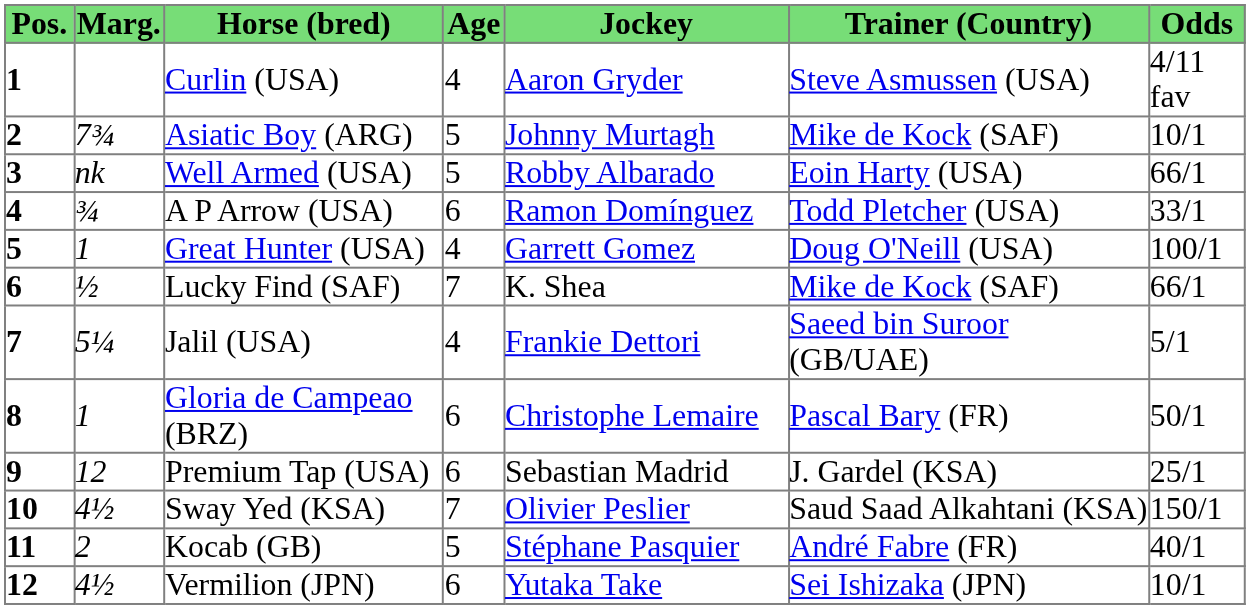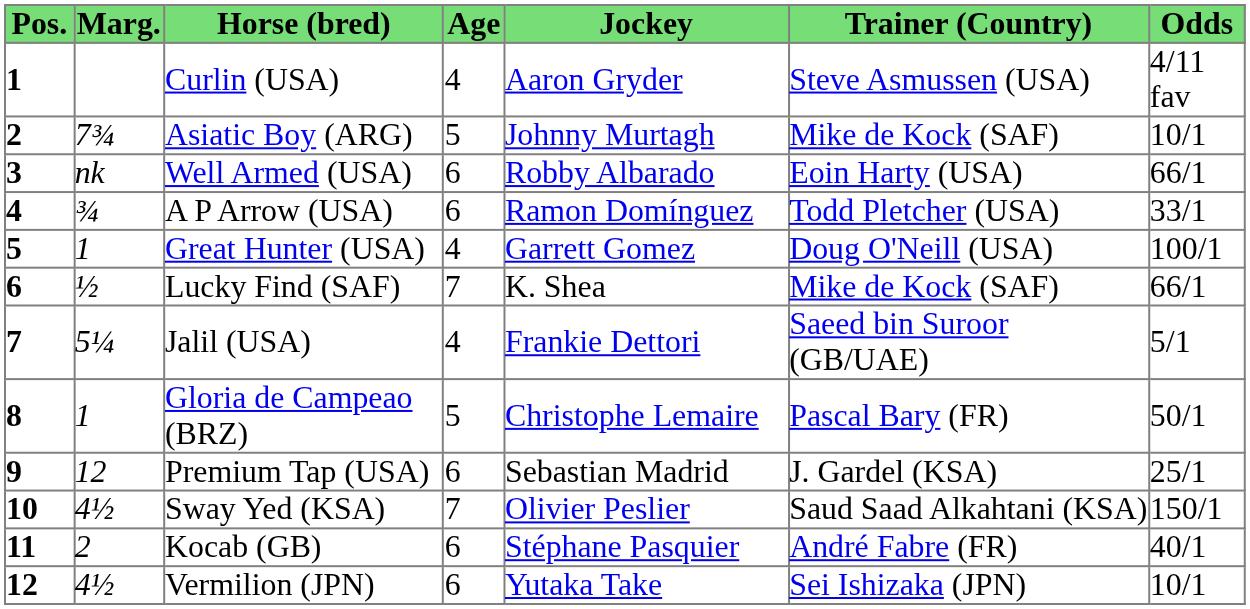(453, 172) 5 -> (453, 172) 6
(453, 415) 6 -> (453, 415) 5
(453, 546) 5 -> (453, 546) 6
